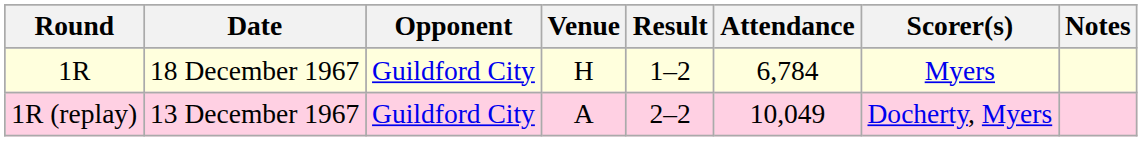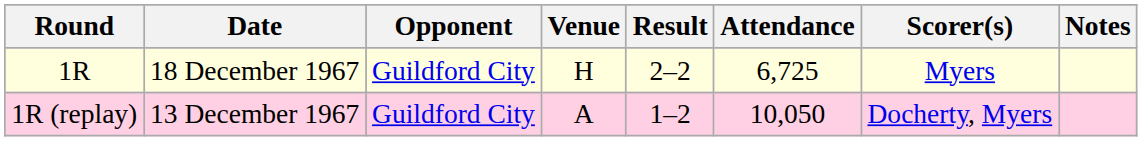(670, 69) 1–2 -> (670, 69) 2–2
(788, 69) 6,784 -> (788, 69) 6,725
(670, 113) 2–2 -> (670, 113) 1–2
(788, 113) 10,049 -> (788, 113) 10,050
